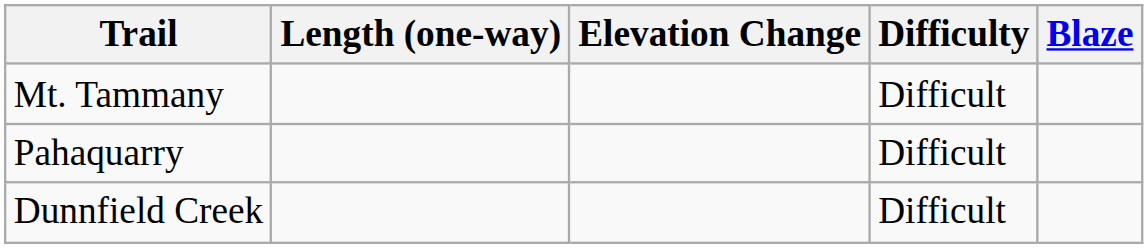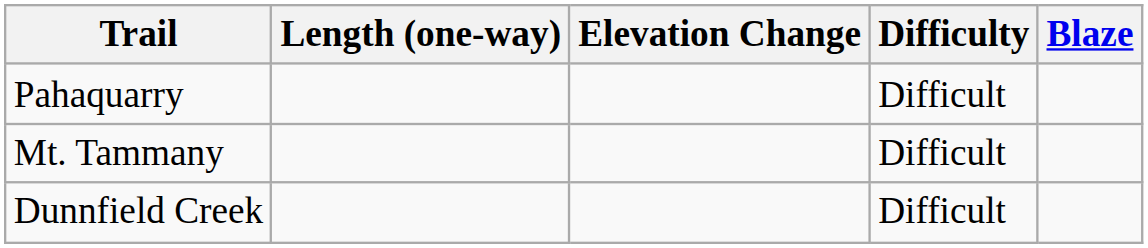rows swapped: (119, 93) <-> (99, 152)
